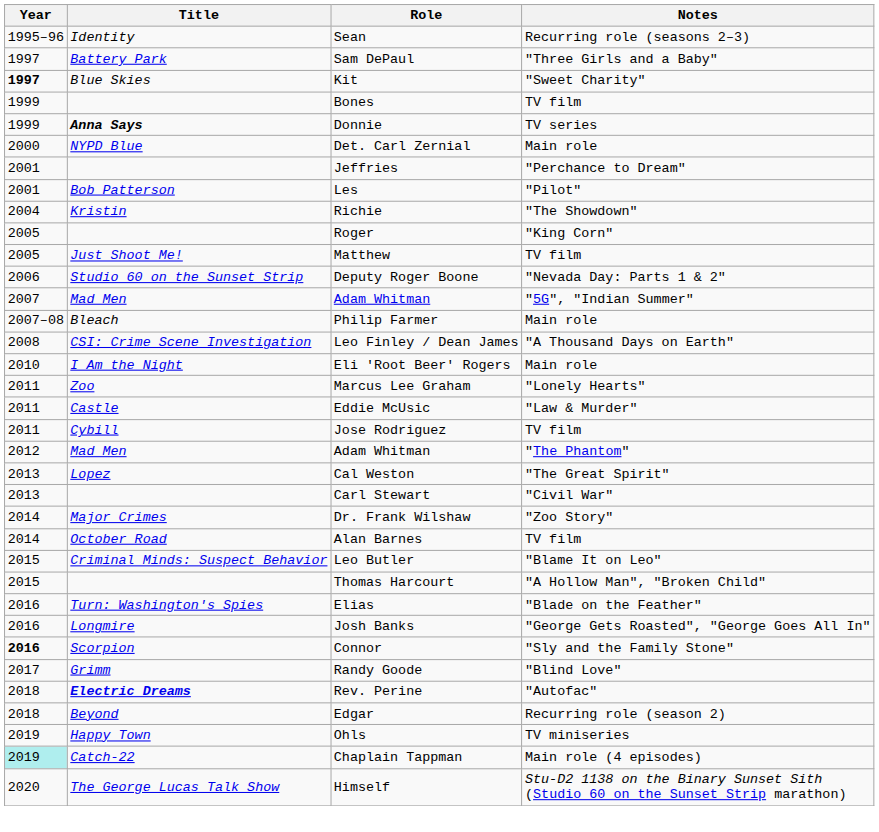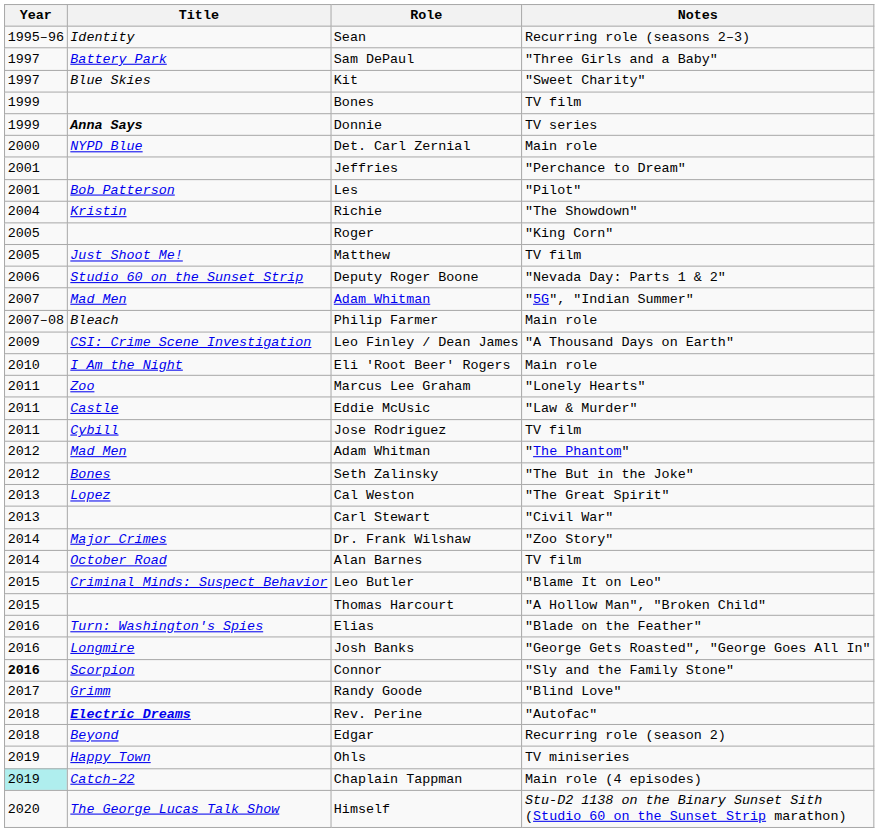(24, 81) bold -> (24, 81) normal
(24, 343) 2008 -> (24, 343) 2009
+ row: (386, 474)
